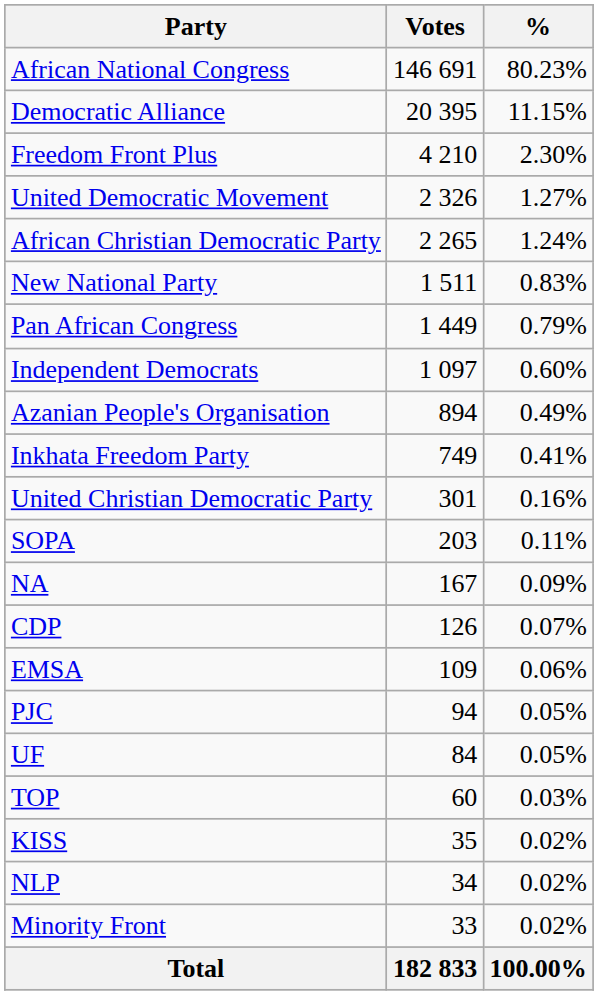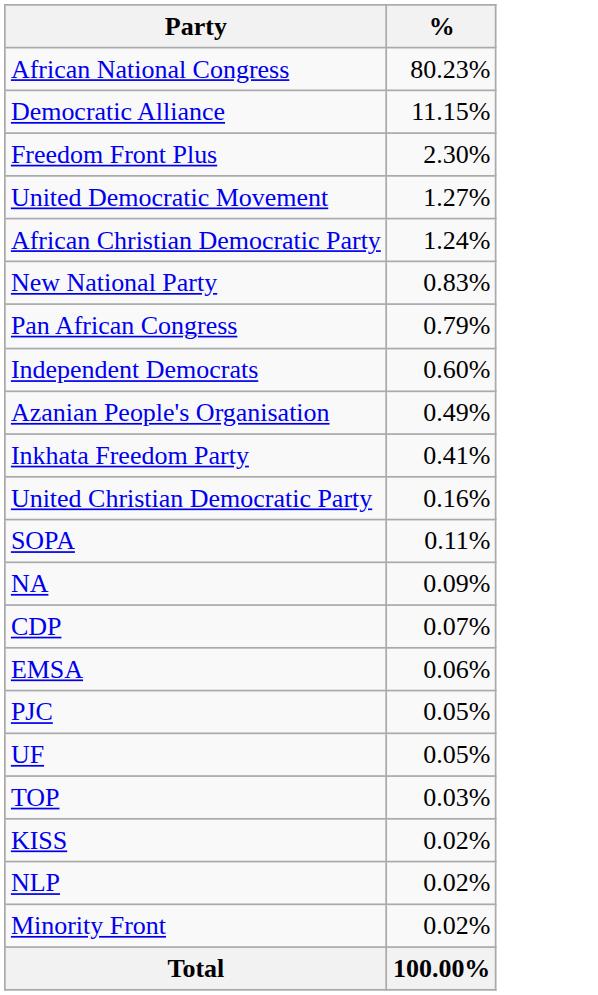- column: (435, 26)
